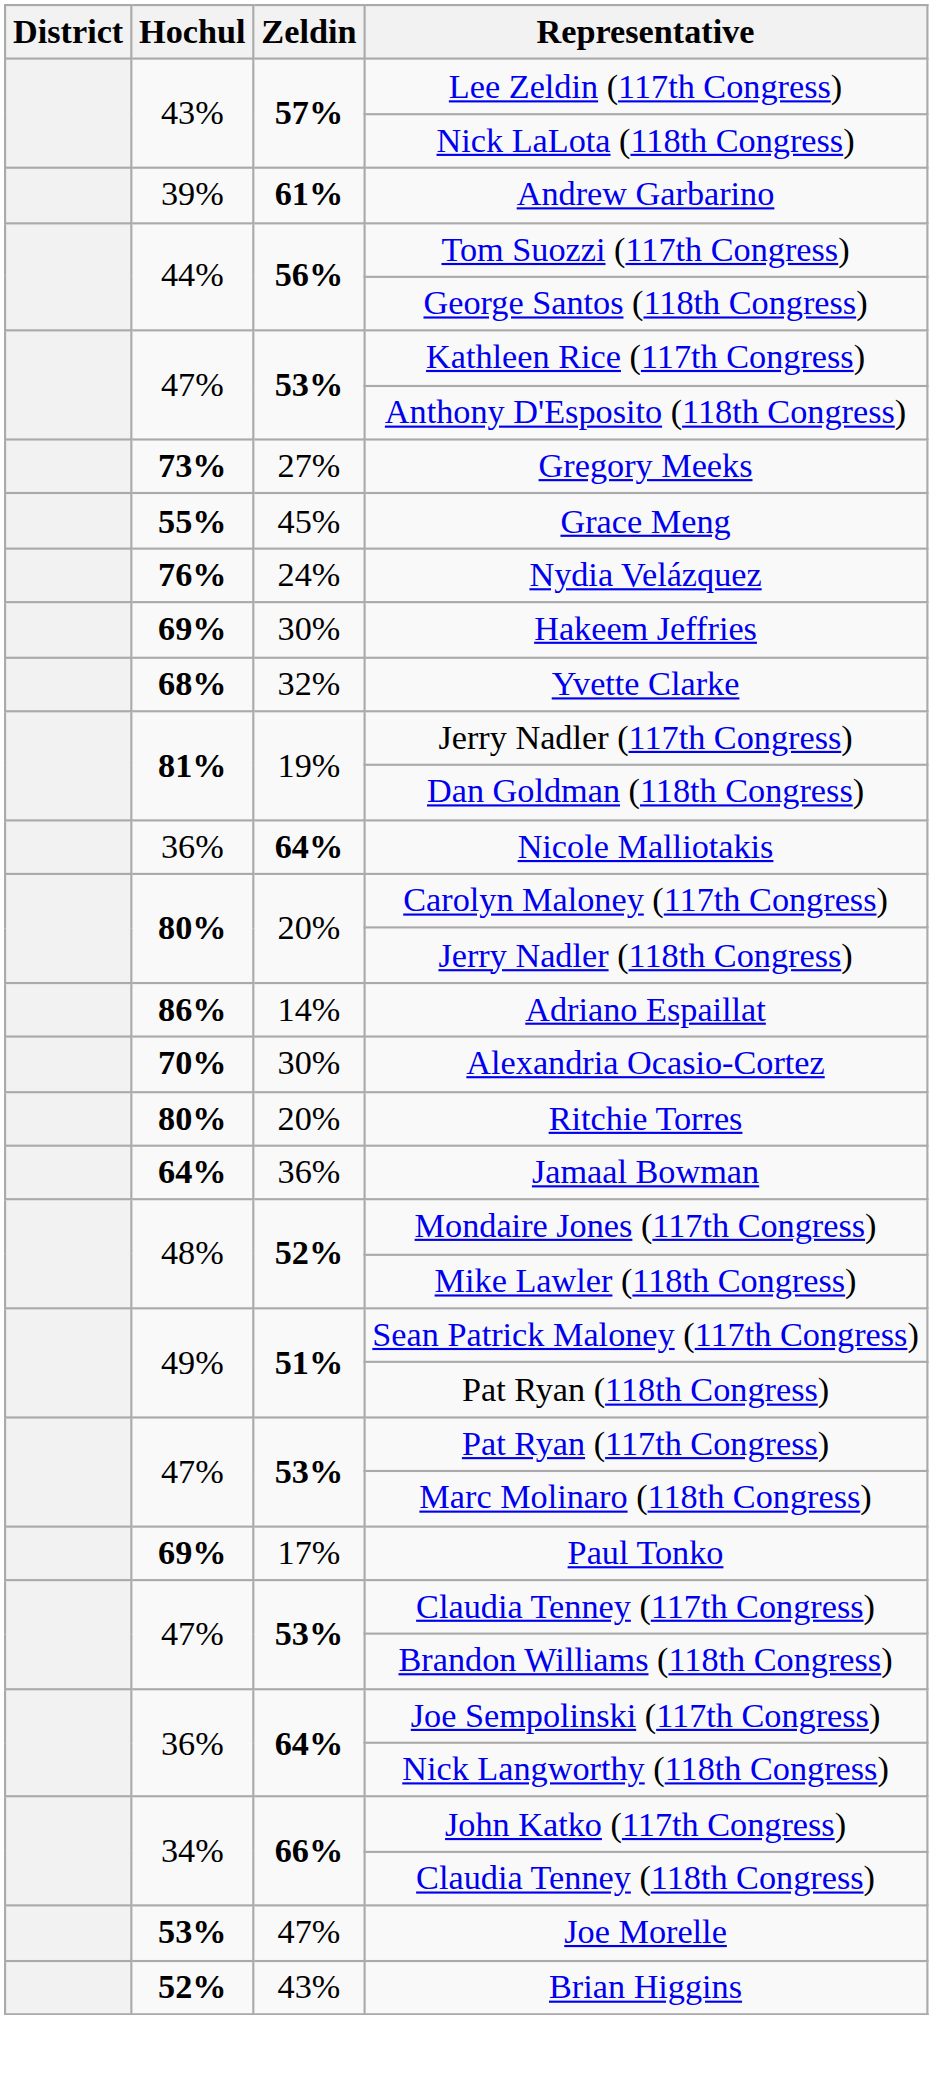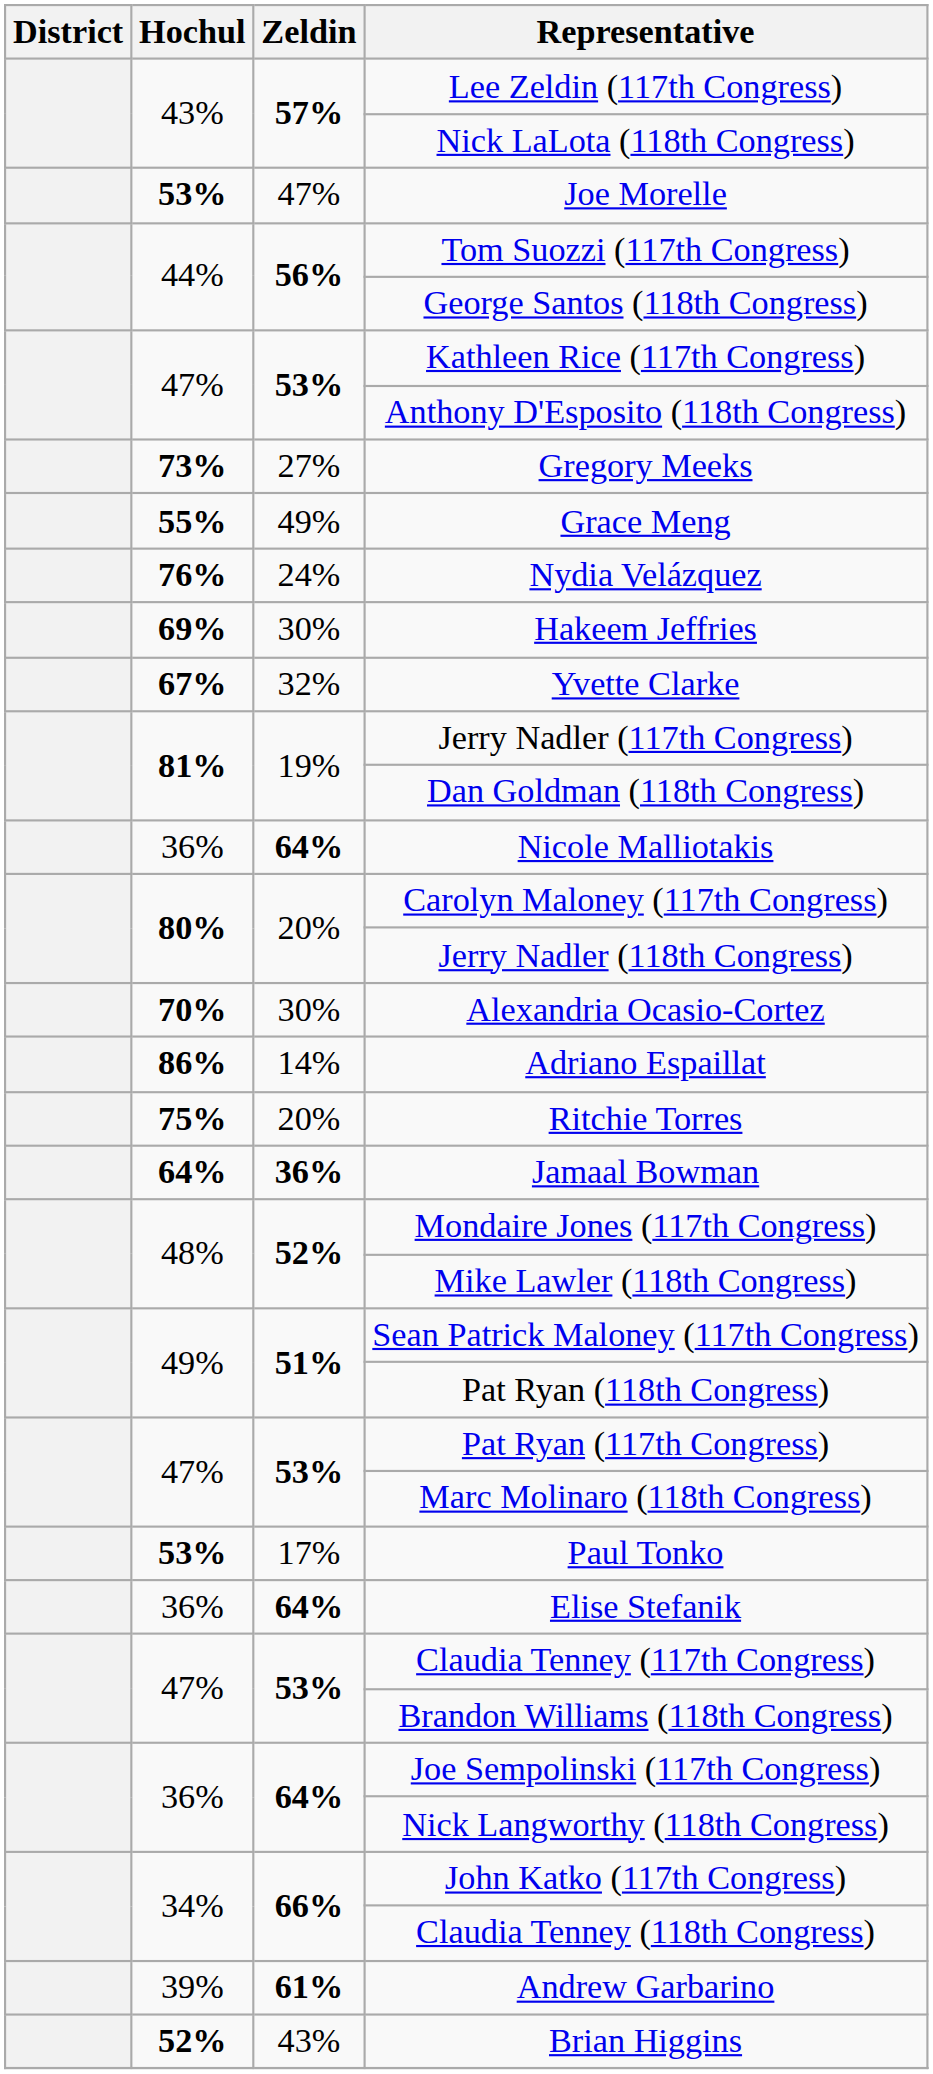rows swapped: (646, 194) <-> (646, 1932)
(309, 520) 45% -> (309, 520) 49%
(192, 683) 68% -> (192, 683) 67%
rows swapped: (646, 1009) <-> (646, 1063)
(192, 1117) 80% -> (192, 1117) 75%
(309, 1172) normal -> (309, 1172) bold
(192, 1552) 69% -> (192, 1552) 53%
+ row: (646, 1606)
